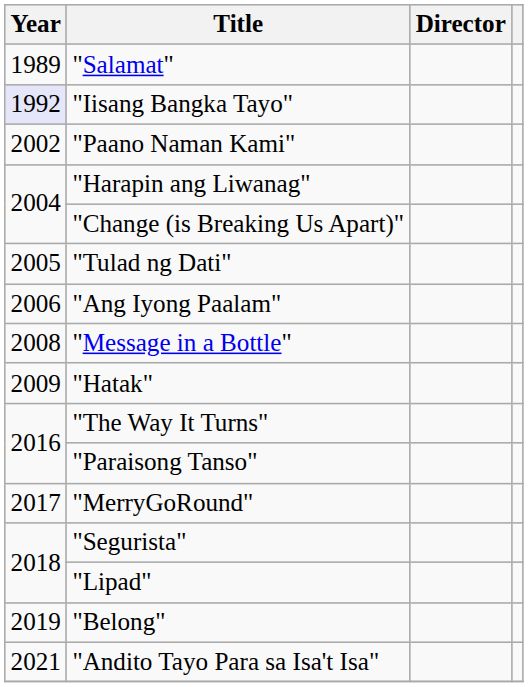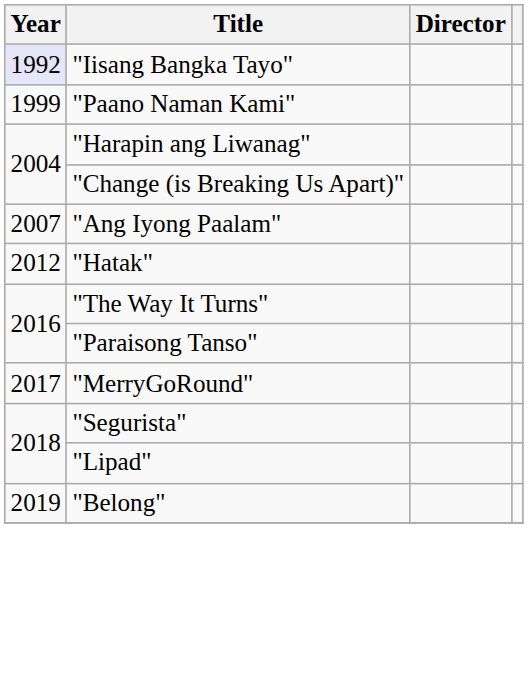- row: (123, 64)
(36, 143) 2002 -> (36, 104) 1999
- row: (152, 263)
(36, 303) 2006 -> (36, 223) 2007
- row: (182, 343)
(36, 382) 2009 -> (36, 263) 2012
- row: (226, 661)
